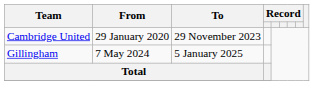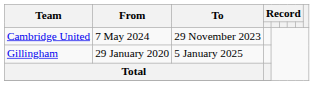(132, 36) 29 January 2020 -> (122, 36) 7 May 2024
(122, 54) 7 May 2024 -> (132, 54) 29 January 2020
